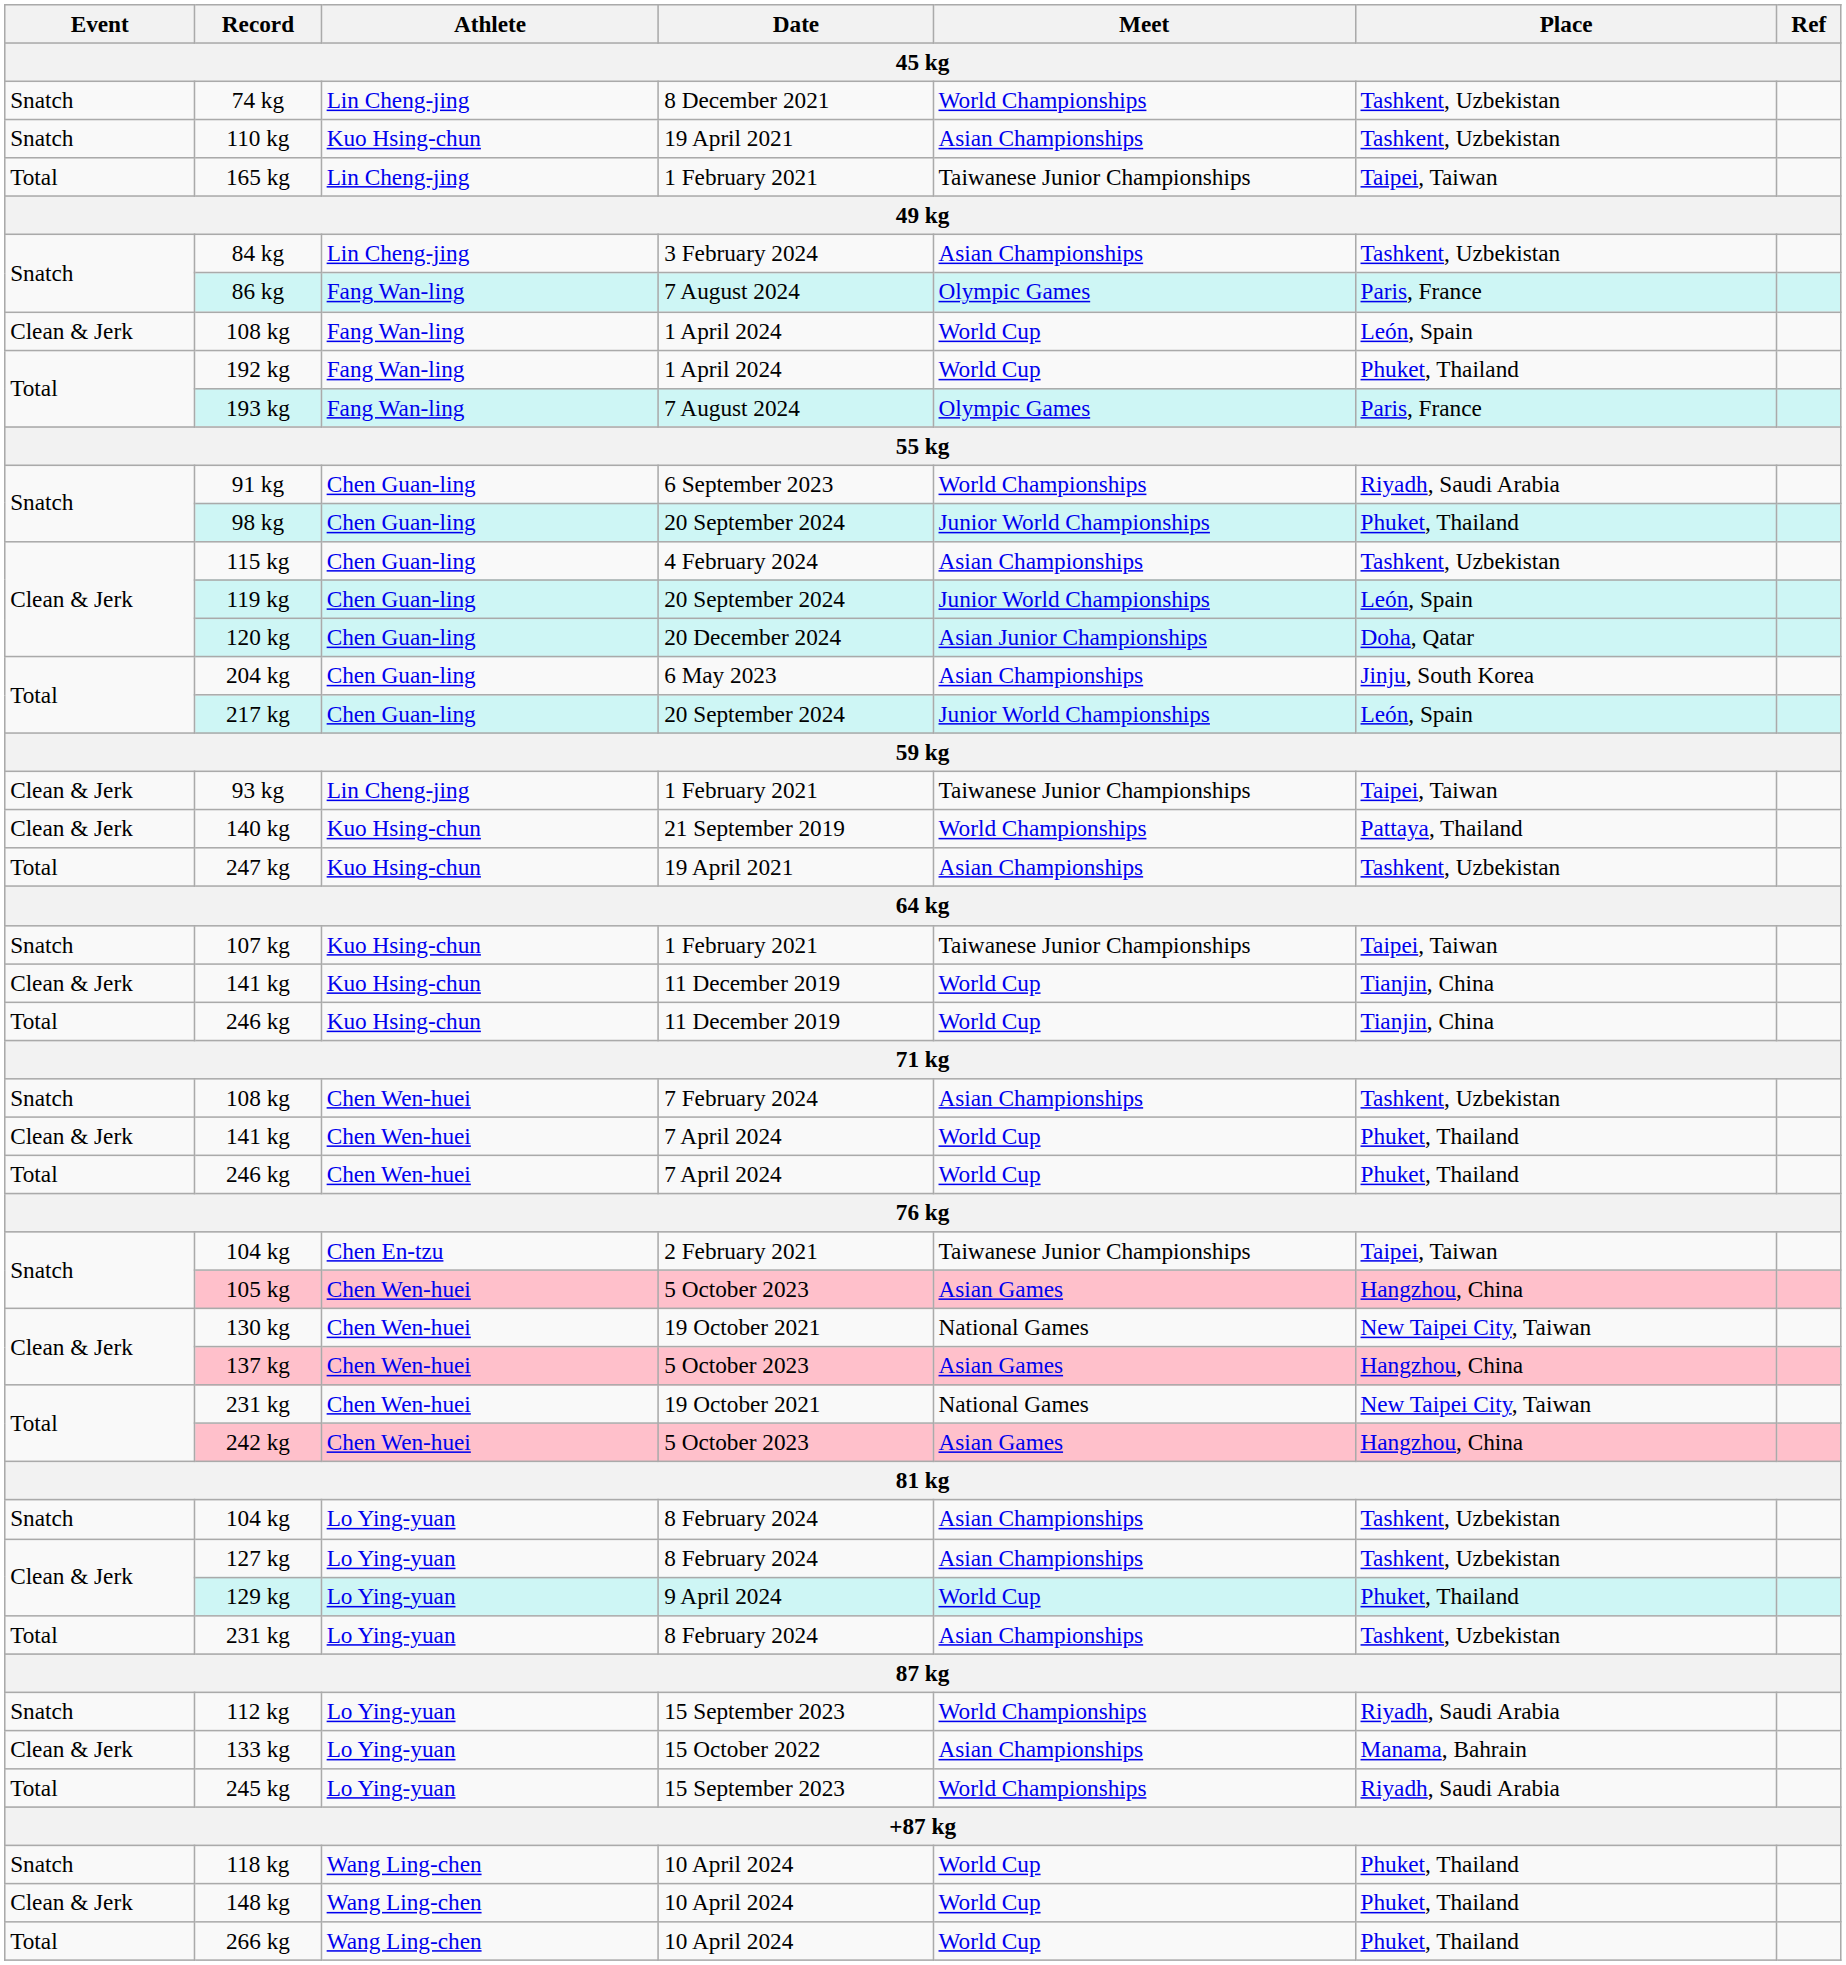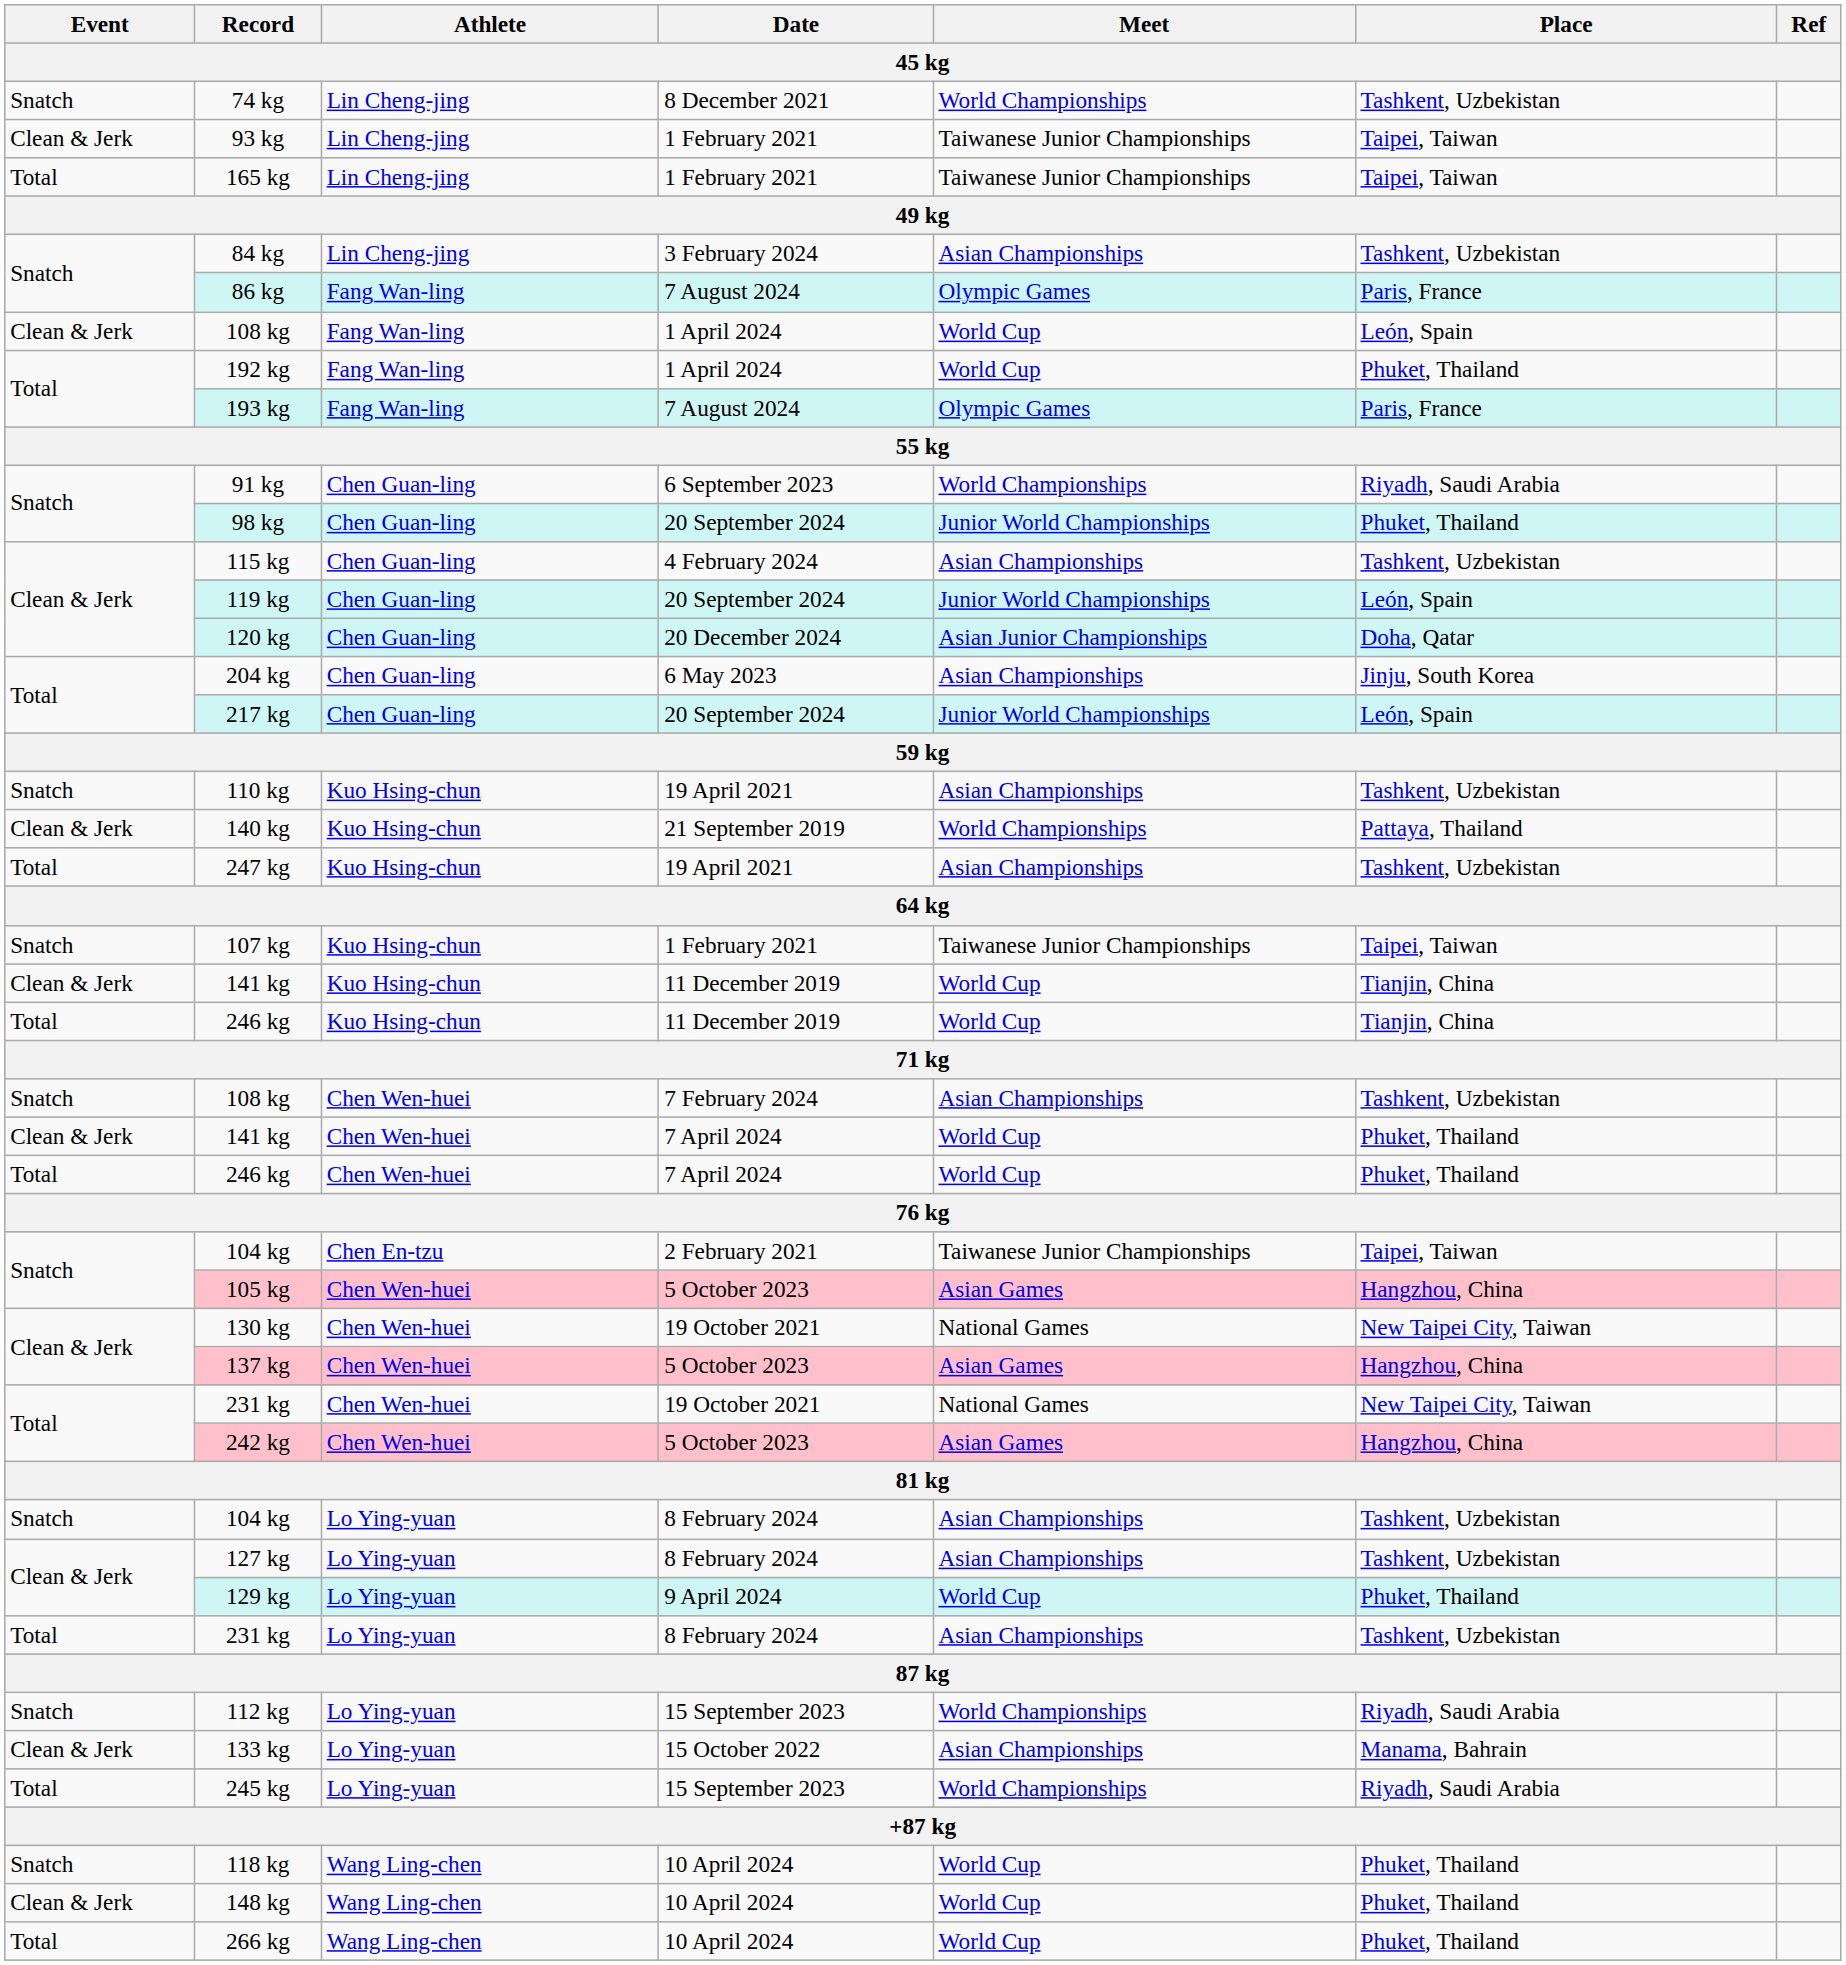rows swapped: (258, 790) <-> (258, 138)
